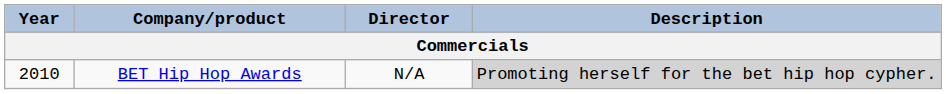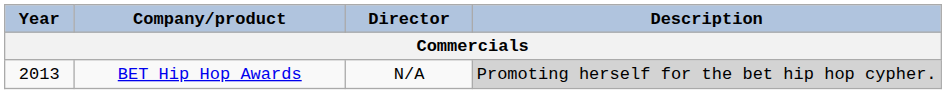(39, 74) 2010 -> (39, 74) 2013
